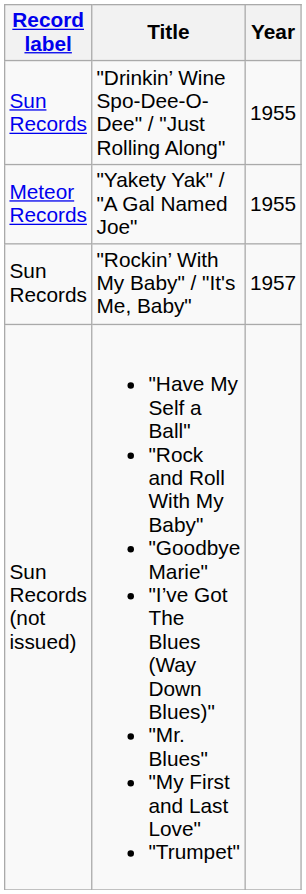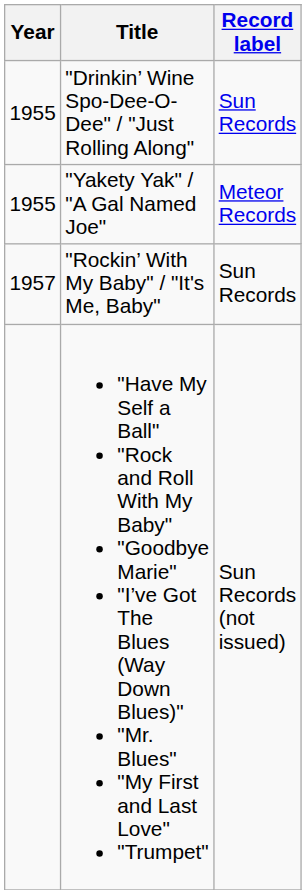columns swapped: (273, 32) <-> (48, 32)
